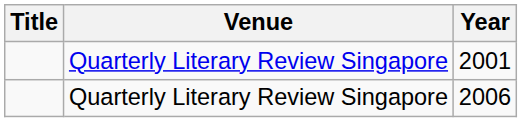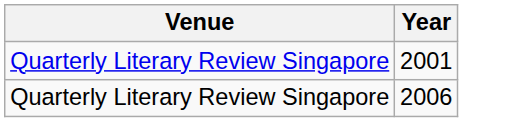- column: (34, 23)
